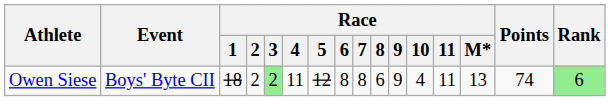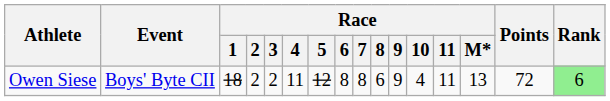(273, 80) lightgreen background -> (273, 80) no background
(524, 80) 74 -> (524, 80) 72
